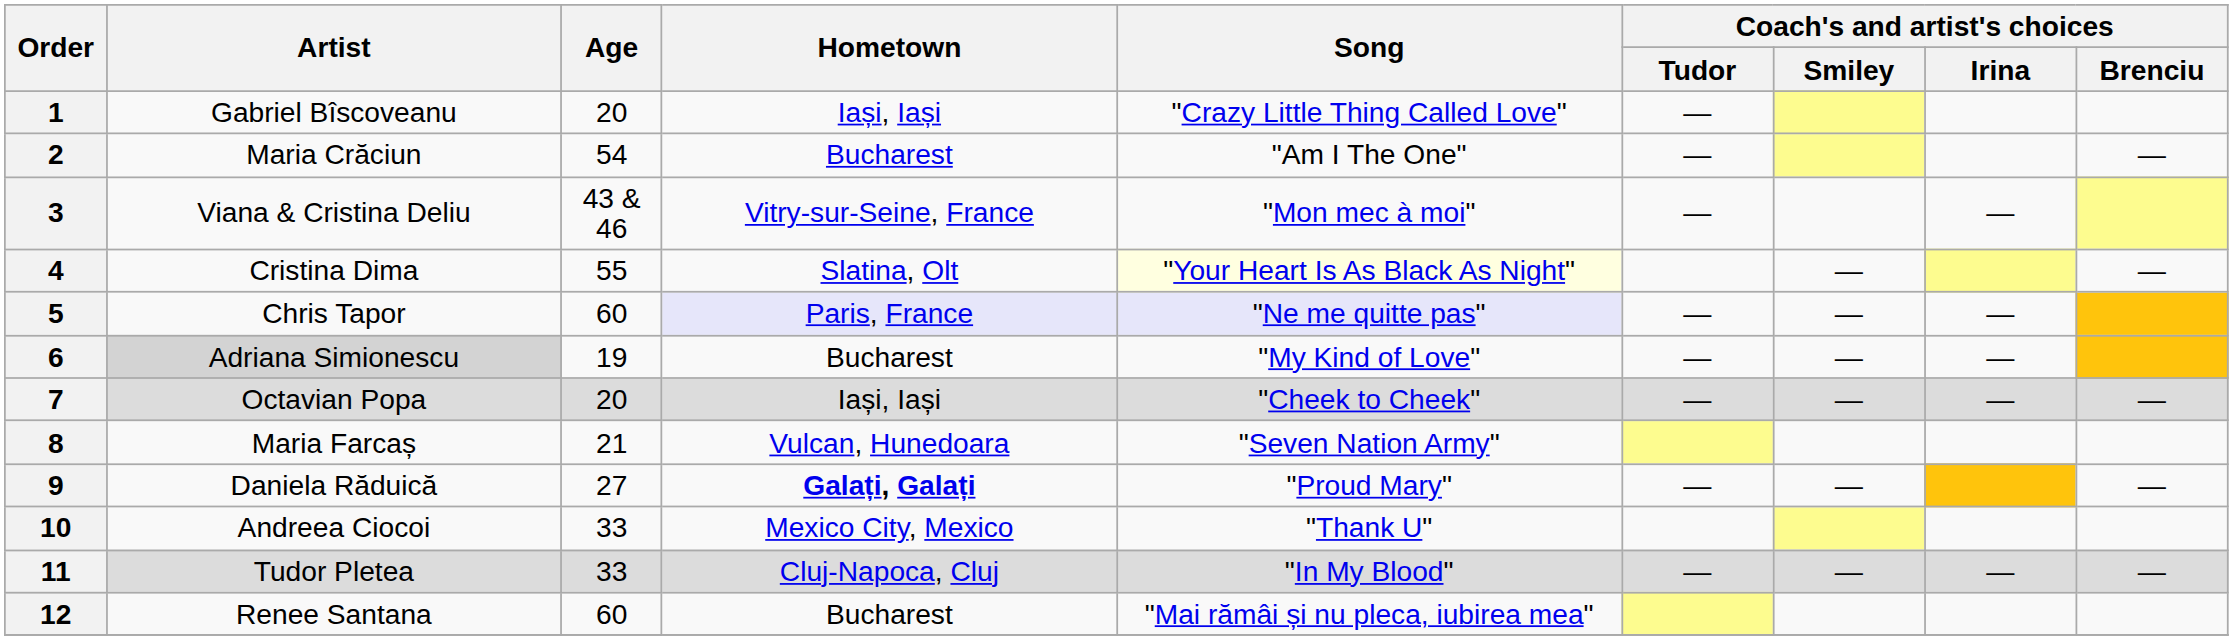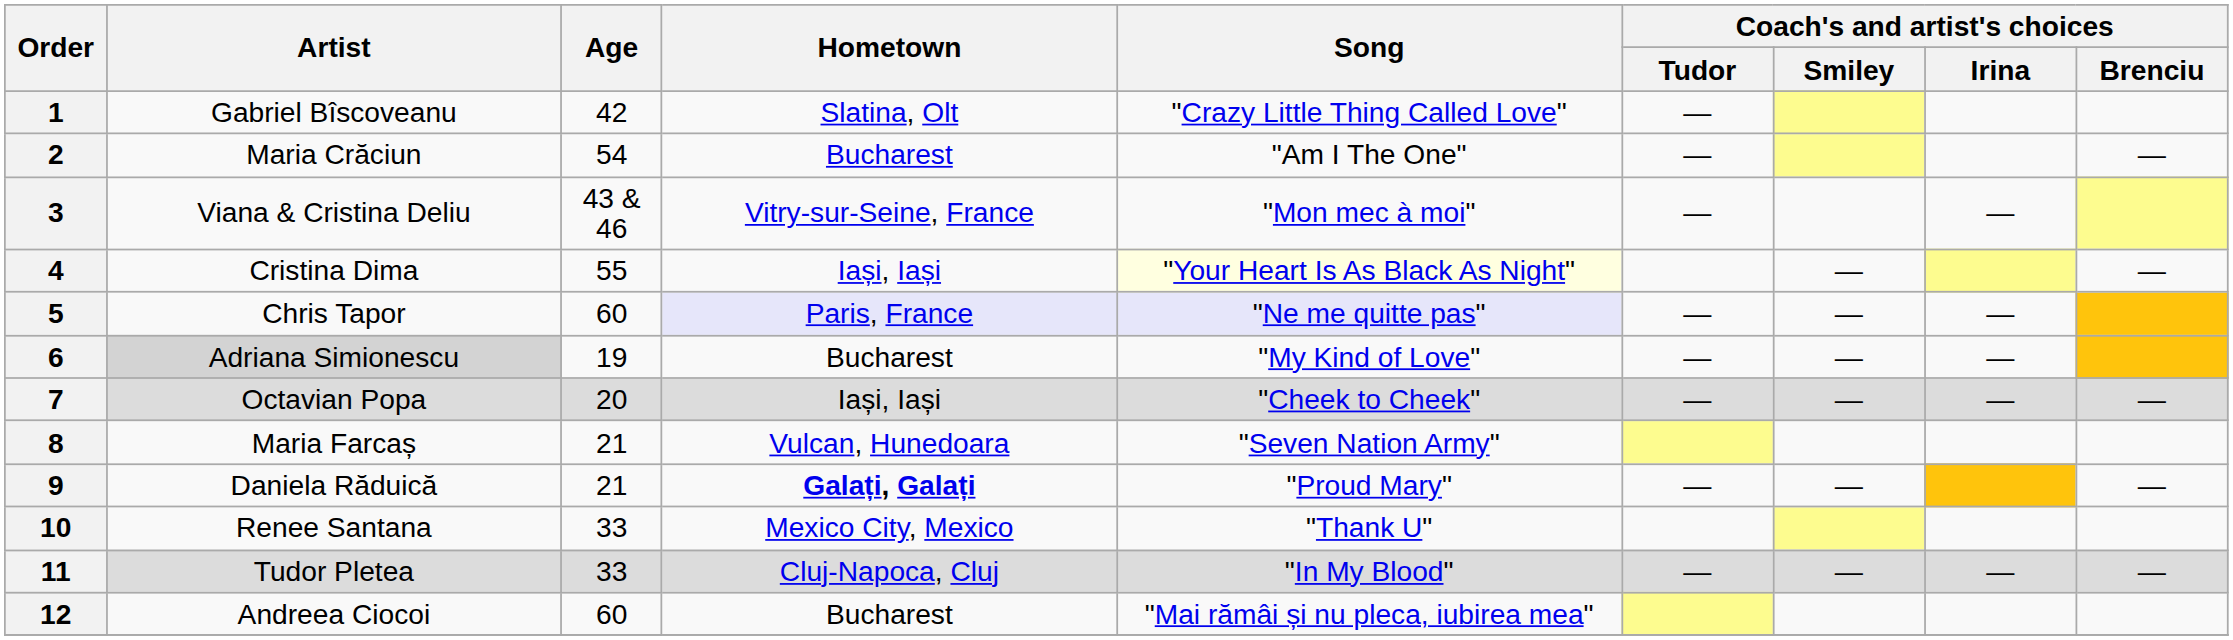(612, 112) 20 -> (612, 112) 42
(889, 112) Iași, Iași -> (889, 112) Slatina, Olt
(889, 271) Slatina, Olt -> (889, 271) Iași, Iași
(612, 485) 27 -> (612, 485) 21
(334, 528) Andreea Ciocoi -> (334, 528) Renee Santana
(334, 614) Renee Santana -> (334, 614) Andreea Ciocoi
